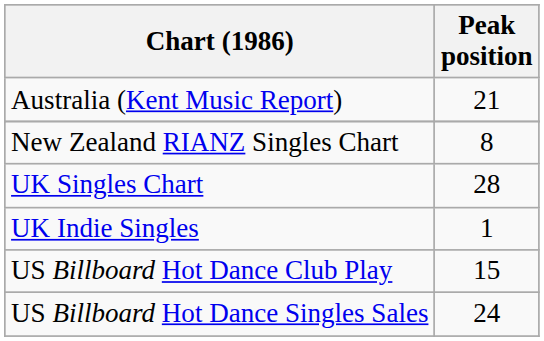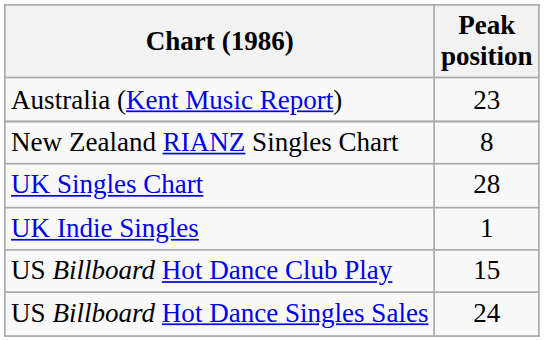(487, 99) 21 -> (487, 99) 23
